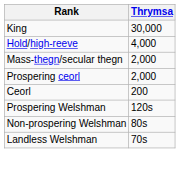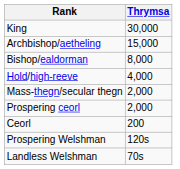+ row: (54, 44)
+ row: (47, 60)
- row: (66, 124)
